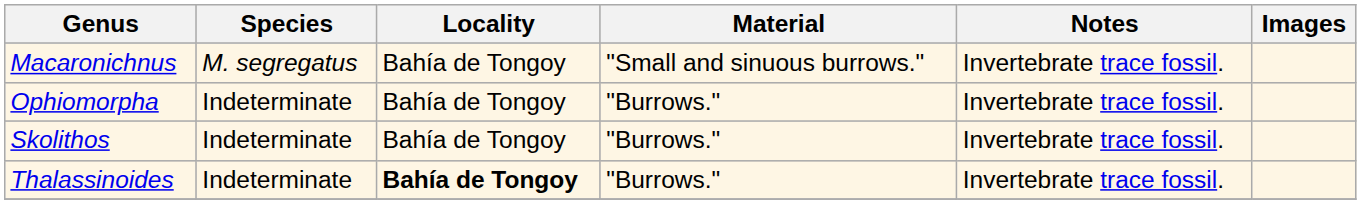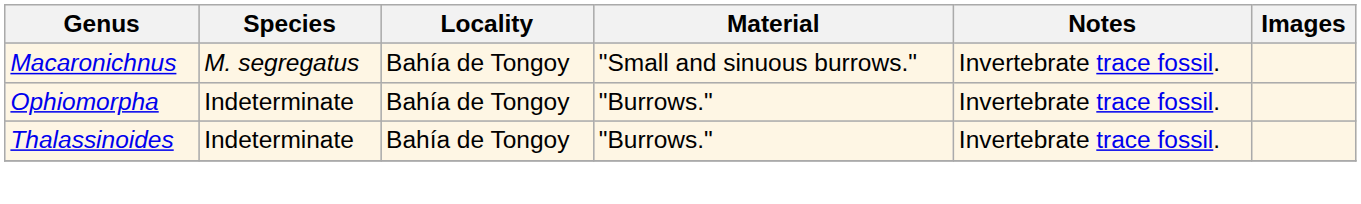- row: (60, 140)
(480, 179) bold -> (478, 140) normal
